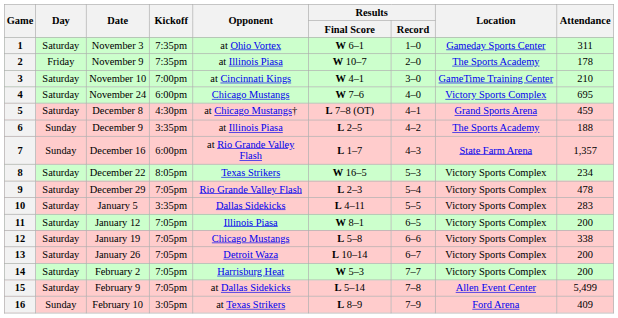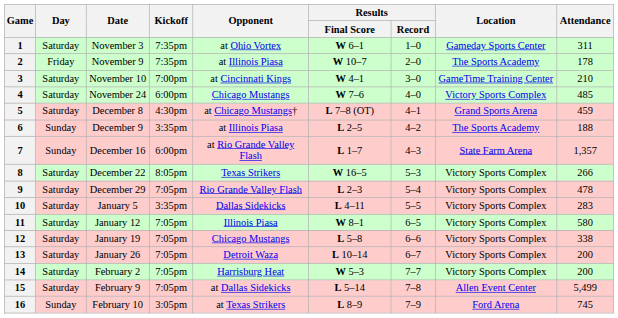(585, 95) 695 -> (585, 95) 485
(585, 172) 234 -> (585, 172) 266
(585, 222) 200 -> (585, 222) 580
(585, 304) 409 -> (585, 304) 745
